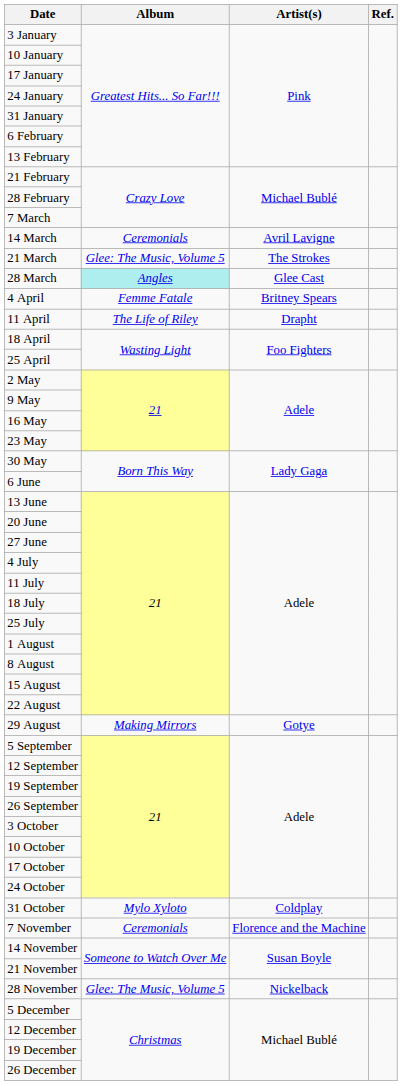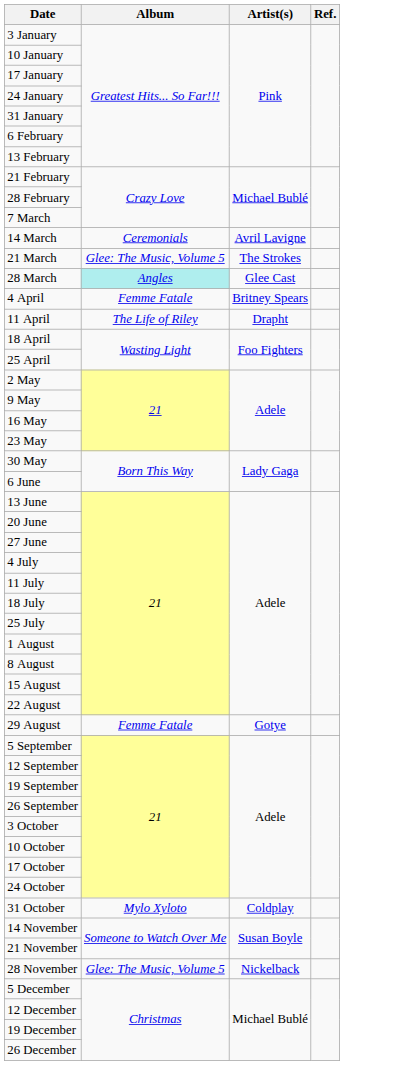(155, 725) Making Mirrors -> (155, 725) Femme Fatale
- row: (39, 928)
